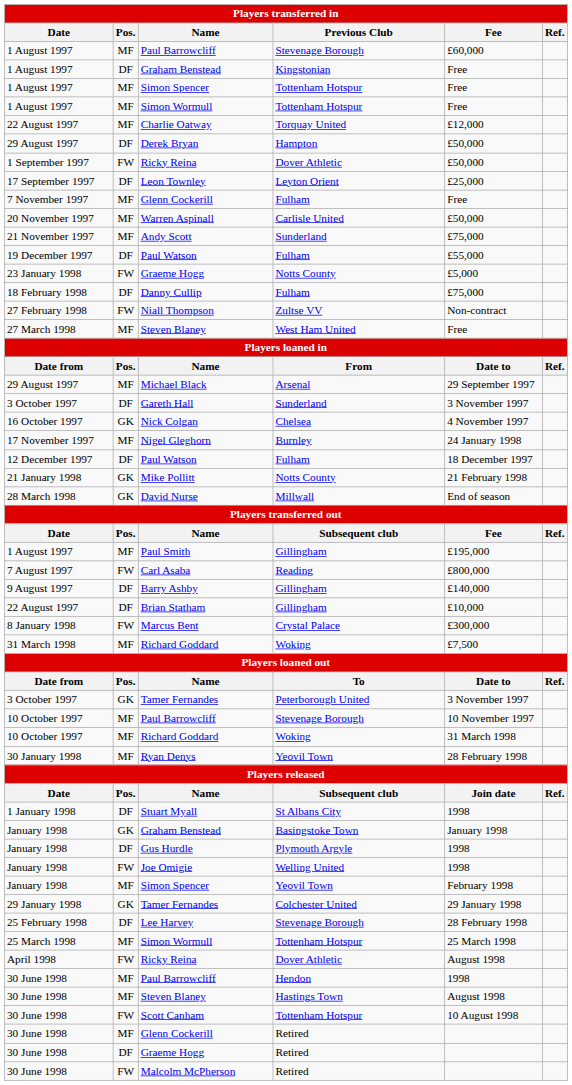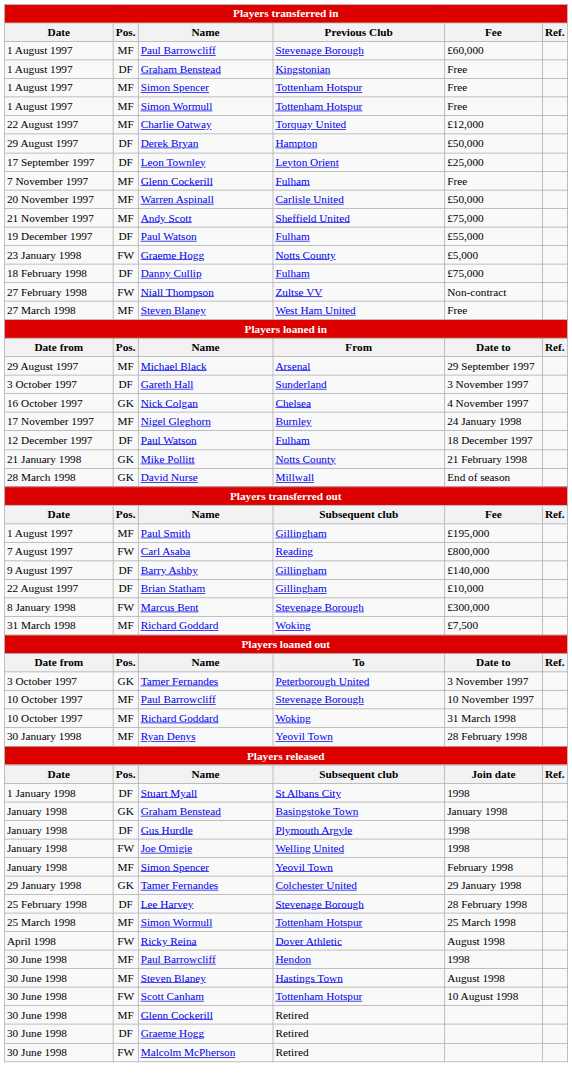- row: (48, 162)
(301, 236) Sunderland -> (313, 217) Sheffield United
(308, 625) Crystal Palace -> (320, 607) Stevenage Borough
